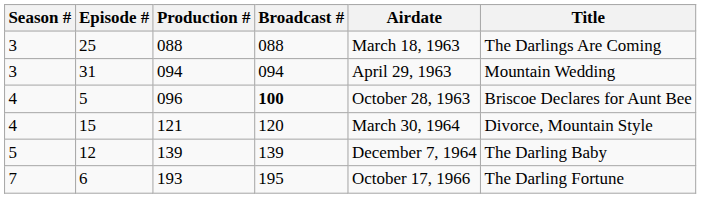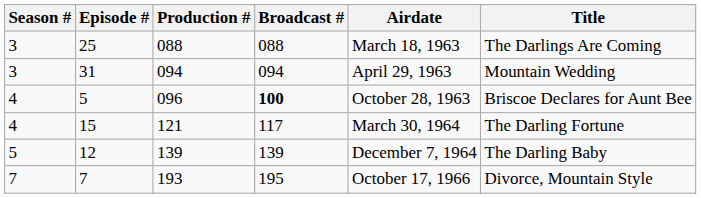(271, 125) 120 -> (271, 125) 117
(569, 125) Divorce, Mountain Style -> (554, 125) The Darling Fortune
(83, 179) 6 -> (83, 179) 7
(554, 179) The Darling Fortune -> (569, 179) Divorce, Mountain Style
